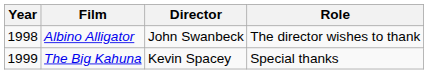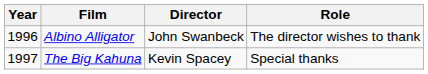(23, 36) 1998 -> (23, 36) 1996
(23, 58) 1999 -> (23, 58) 1997
